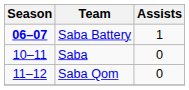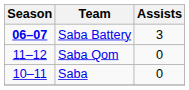(159, 34) 1 -> (159, 34) 3
rows swapped: (73, 54) <-> (88, 74)
